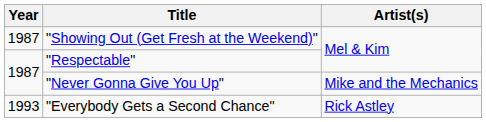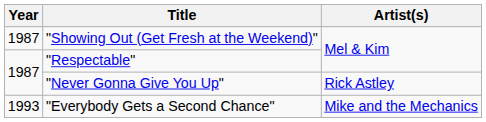(401, 83) Mike and the Mechanics -> (359, 83) Rick Astley
(359, 106) Rick Astley -> (401, 106) Mike and the Mechanics
